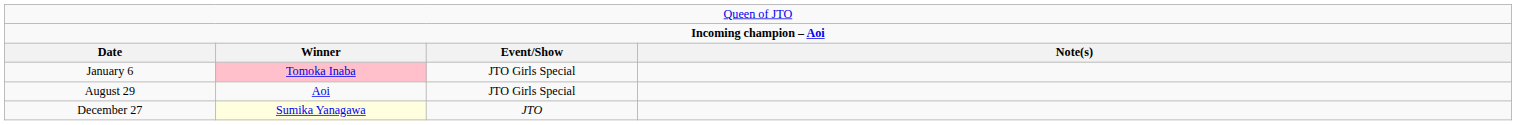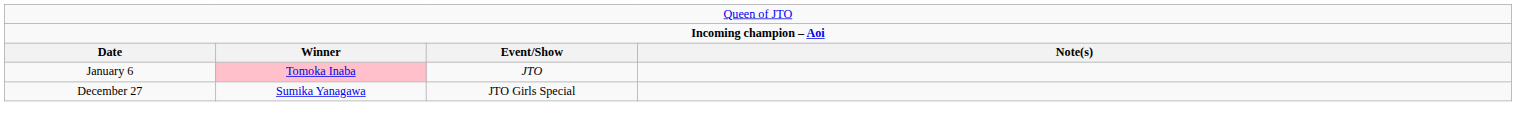(532, 71) JTO Girls Special -> (532, 71) JTO
- row: (110, 91)
(321, 110) lightyellow background -> (321, 91) no background
(532, 110) JTO -> (532, 91) JTO Girls Special
